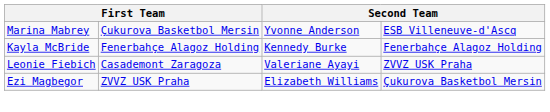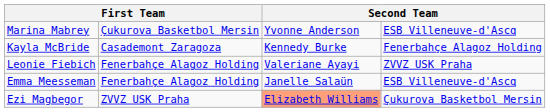(180, 47) Fenerbahçe Alagoz Holding -> (161, 47) Casademont Zaragoza
(161, 64) Casademont Zaragoza -> (180, 64) Fenerbahçe Alagoz Holding
+ row: (51, 82)
(321, 82) no background -> (321, 99) lightsalmon background
